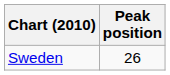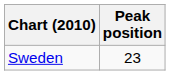(132, 57) 26 -> (132, 57) 23
